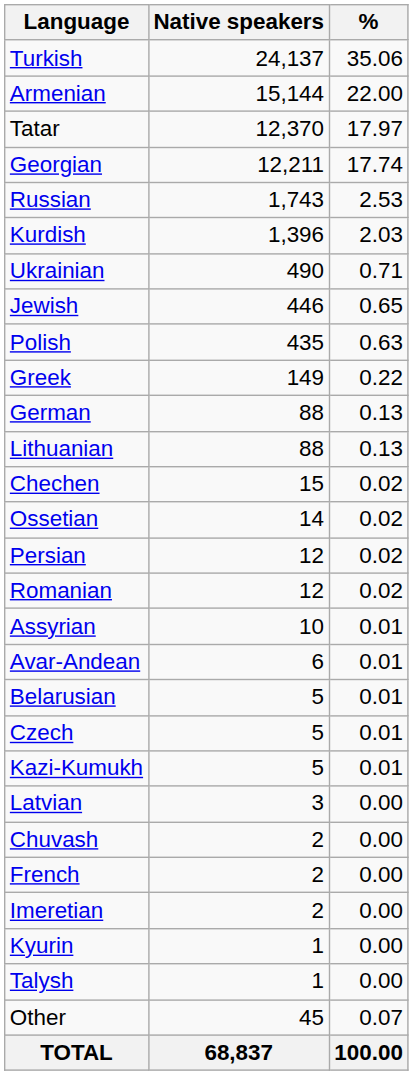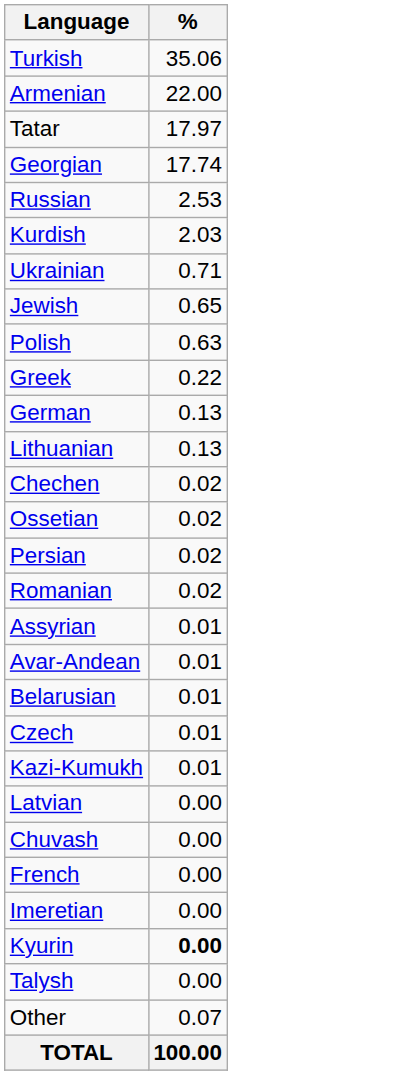- column: (239, 22)
(381, 945) normal -> (200, 945) bold
